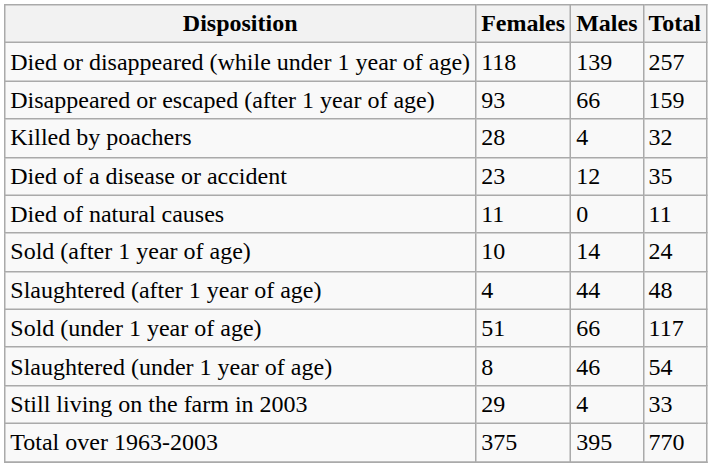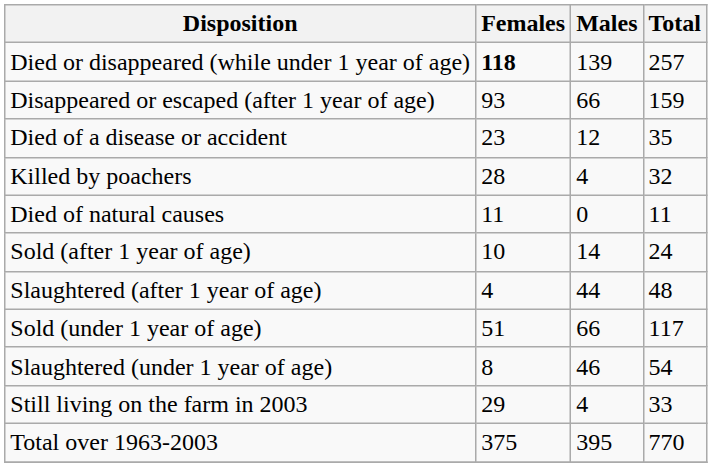(499, 61) normal -> (498, 61) bold
rows swapped: (101, 137) <-> (149, 175)
